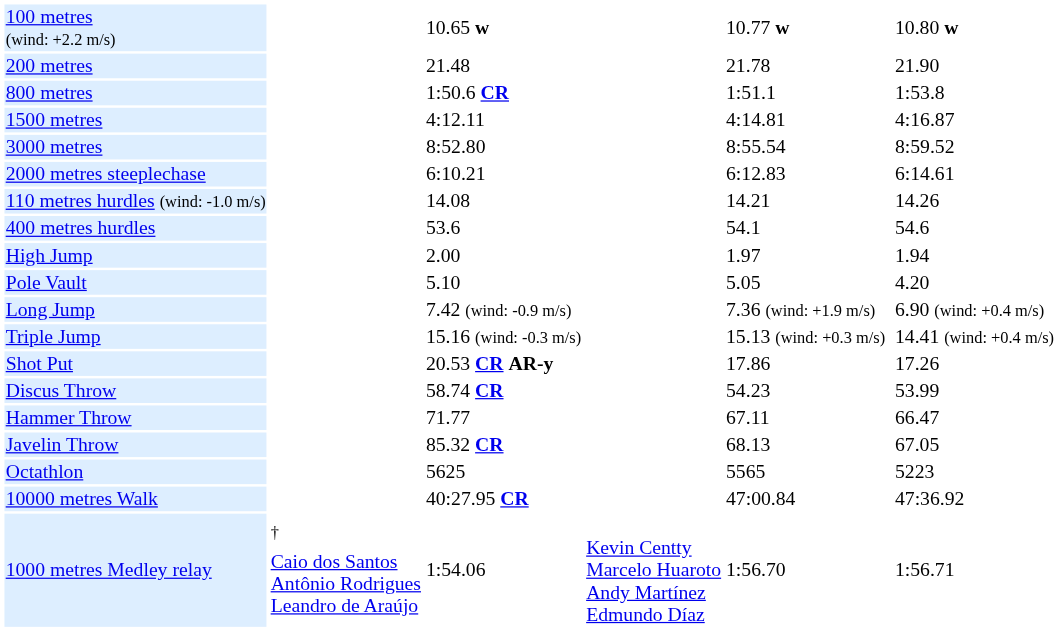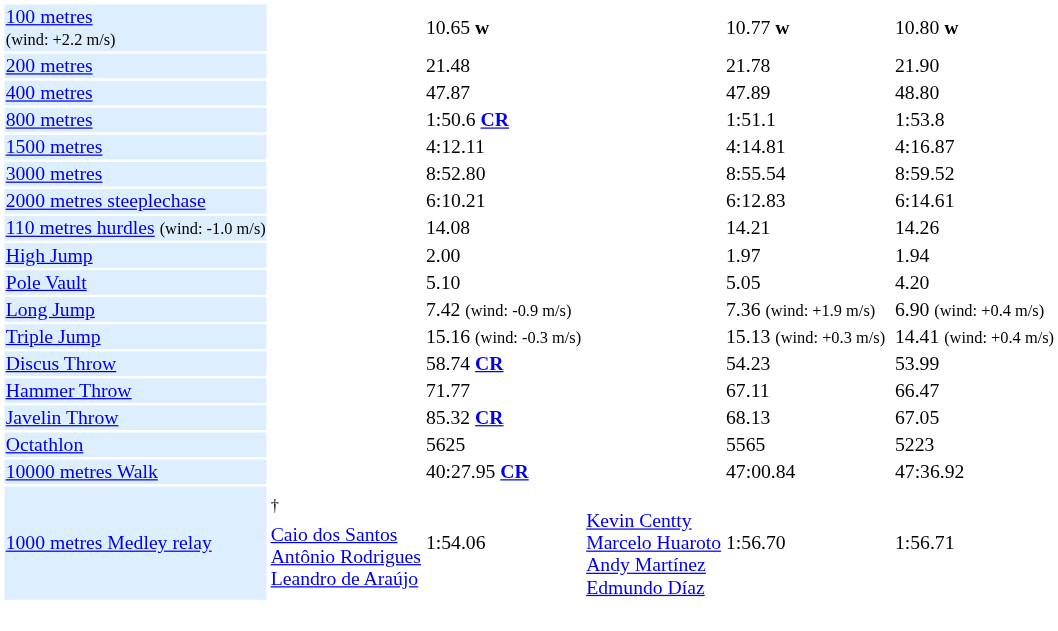+ row: (49, 92)
- row: (81, 228)
- row: (39, 363)
